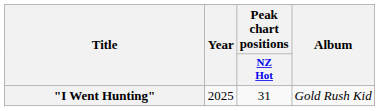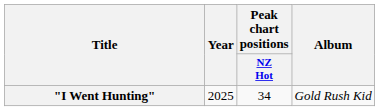(264, 95) 31 -> (264, 95) 34
